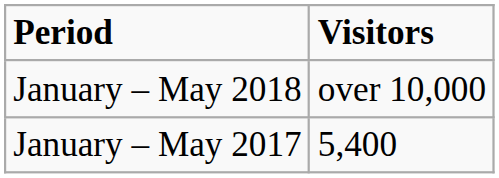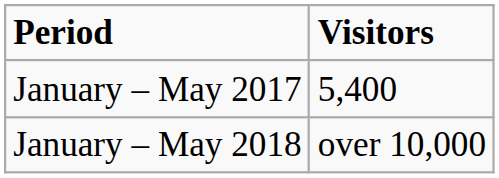rows swapped: (157, 144) <-> (157, 88)
